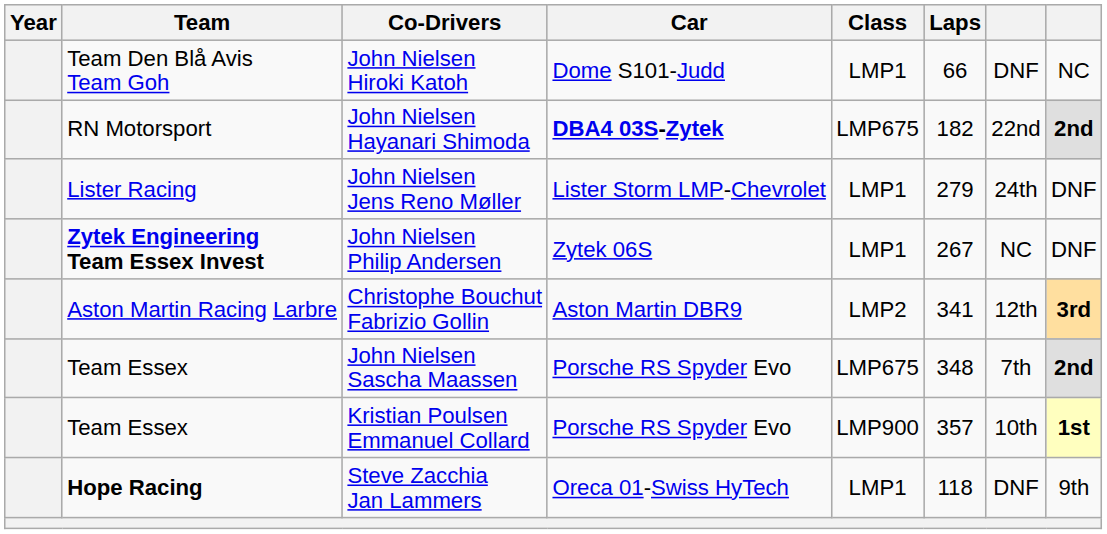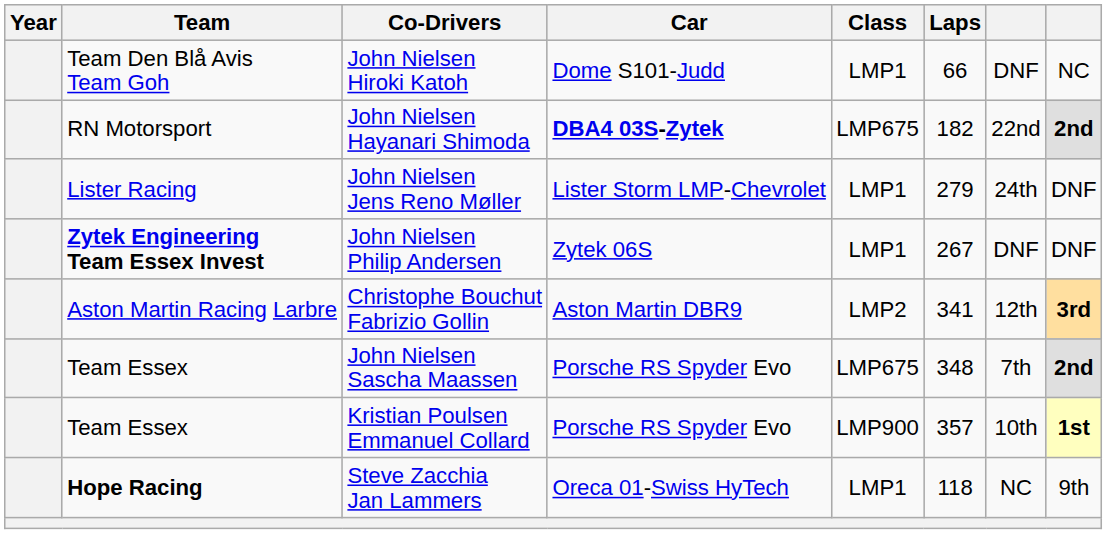(1016, 249) NC -> (1016, 249) DNF
(1016, 488) DNF -> (1016, 488) NC
